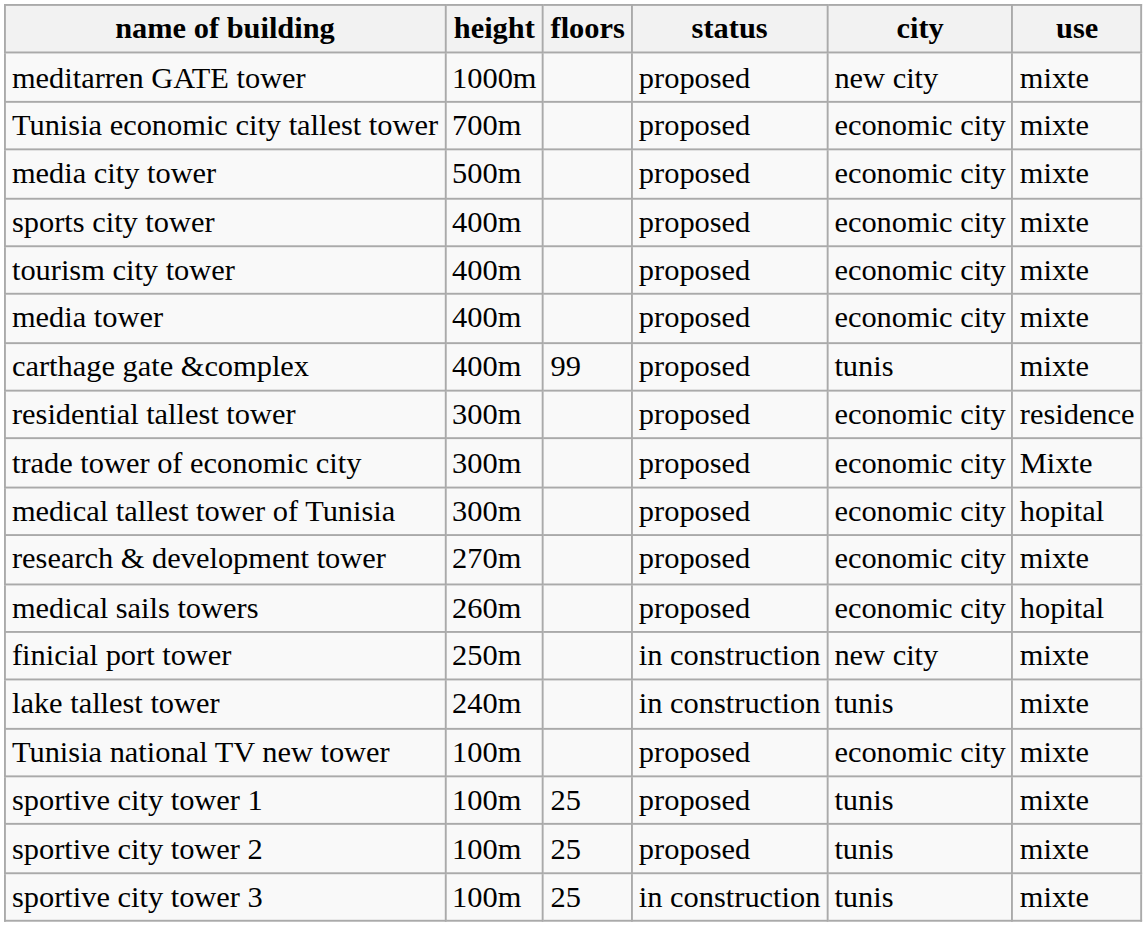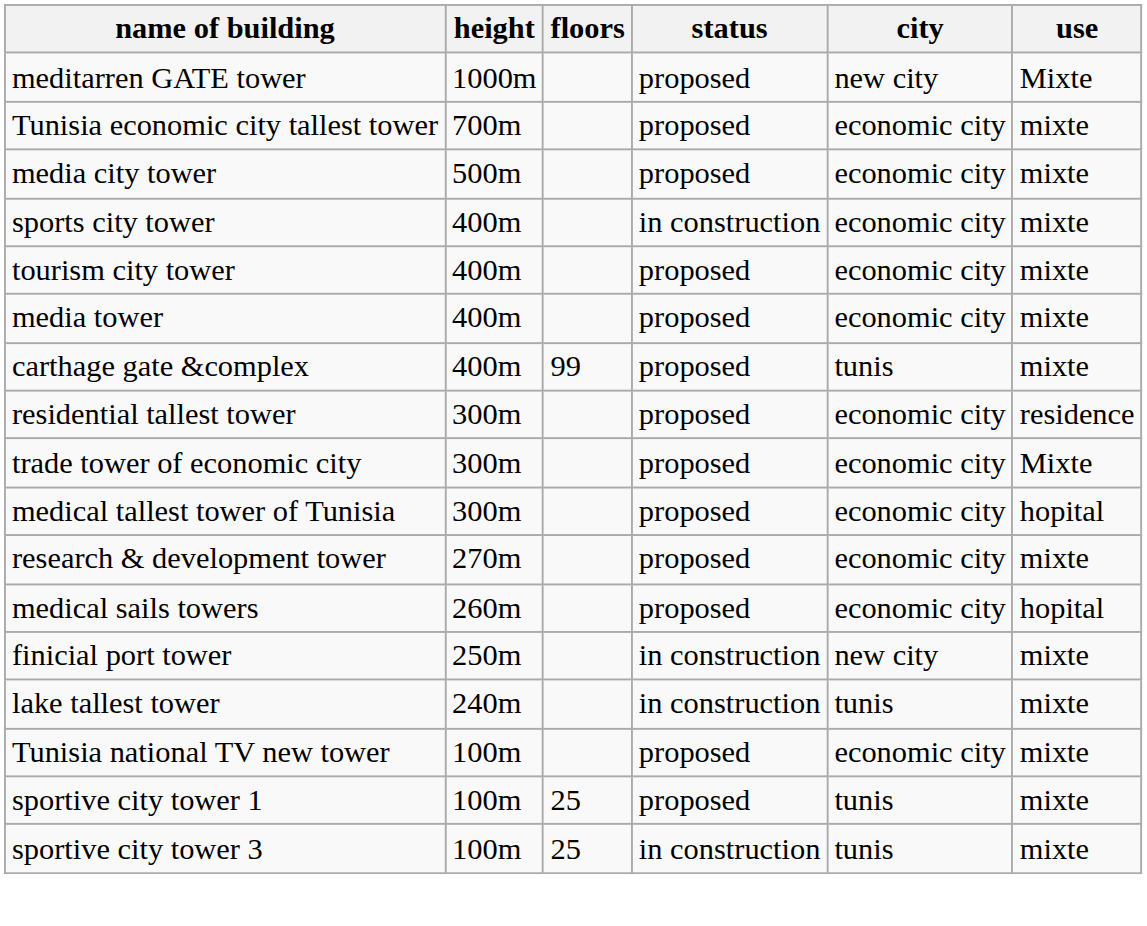(1054, 76) mixte -> (1056, 76) Mixte
(695, 221) proposed -> (730, 221) in construction
- row: (137, 848)
